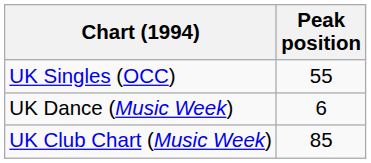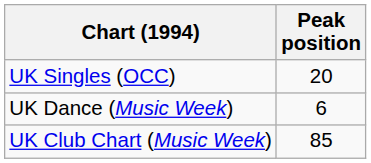(321, 76) 55 -> (321, 76) 20
